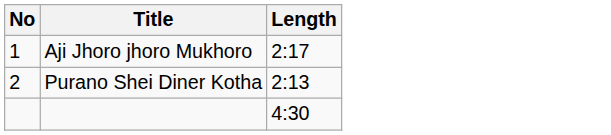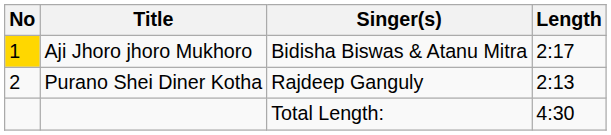+ column: (399, 20)
(15, 51) no background -> (15, 51) gold background
